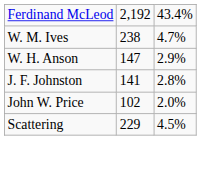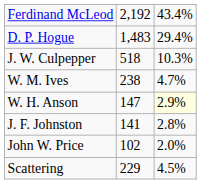+ row: (41, 37)
+ row: (52, 59)
(171, 59) no background -> (171, 102) lightyellow background
